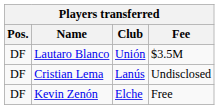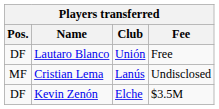(167, 54) $3.5M -> (162, 54) Free
(18, 74) DF -> (18, 74) MF
(162, 94) Free -> (167, 94) $3.5M
